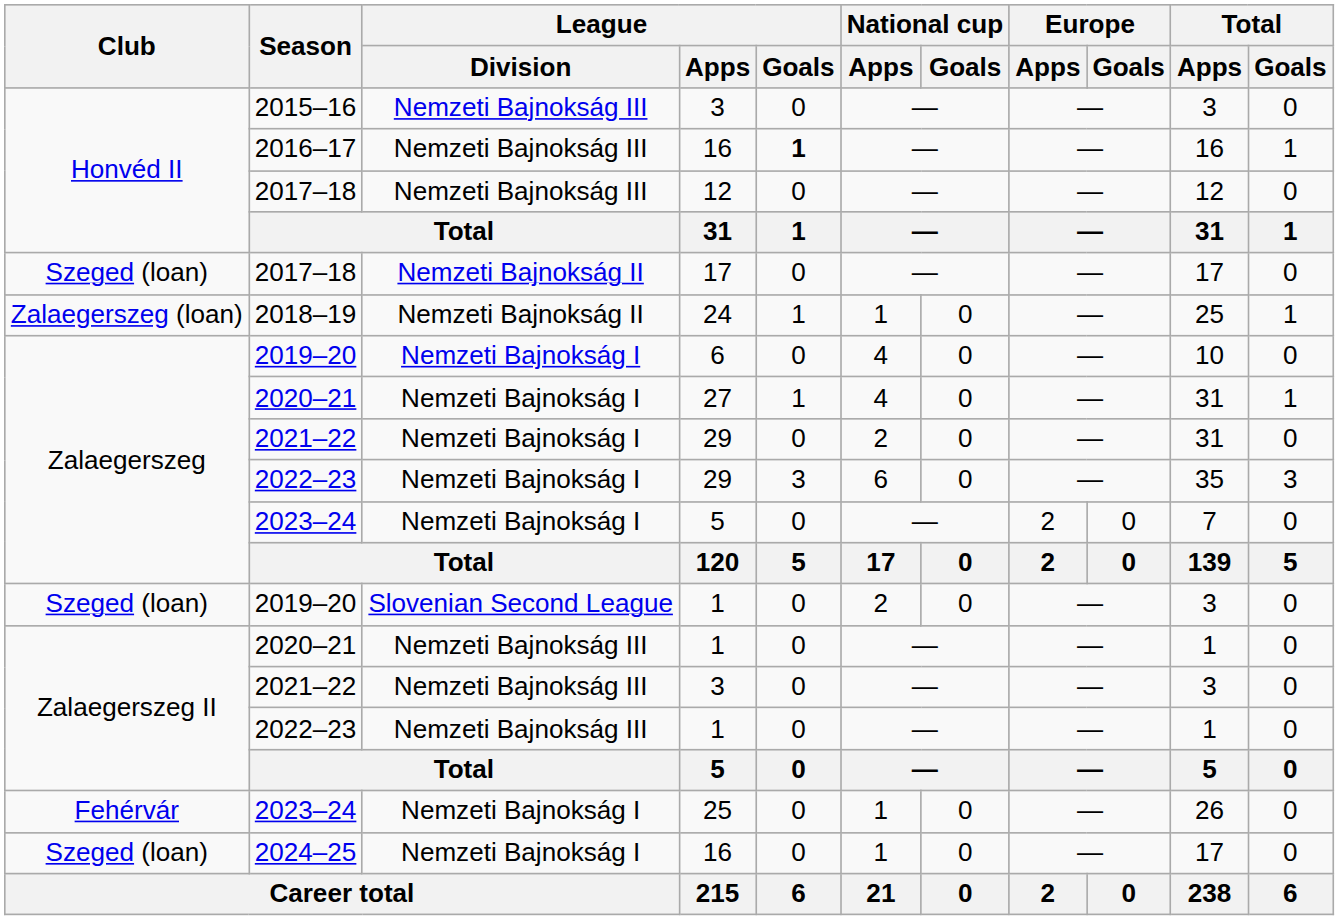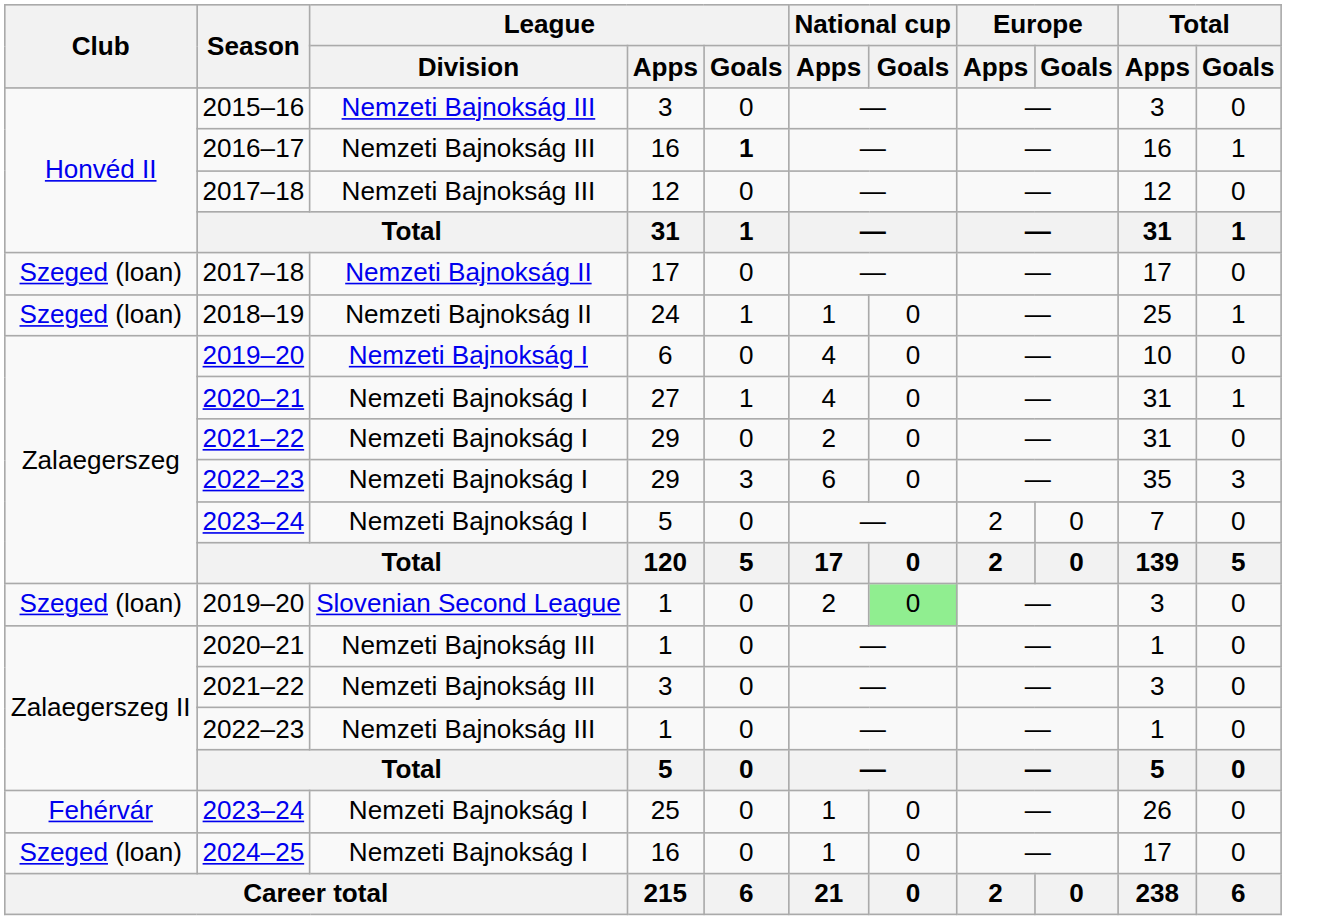(127, 314) Zalaegerszeg (loan) -> (101, 314) Szeged (loan)
(965, 604) no background -> (913, 604) lightgreen background
